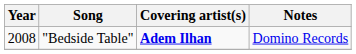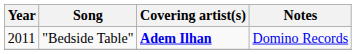(22, 37) 2008 -> (22, 37) 2011
